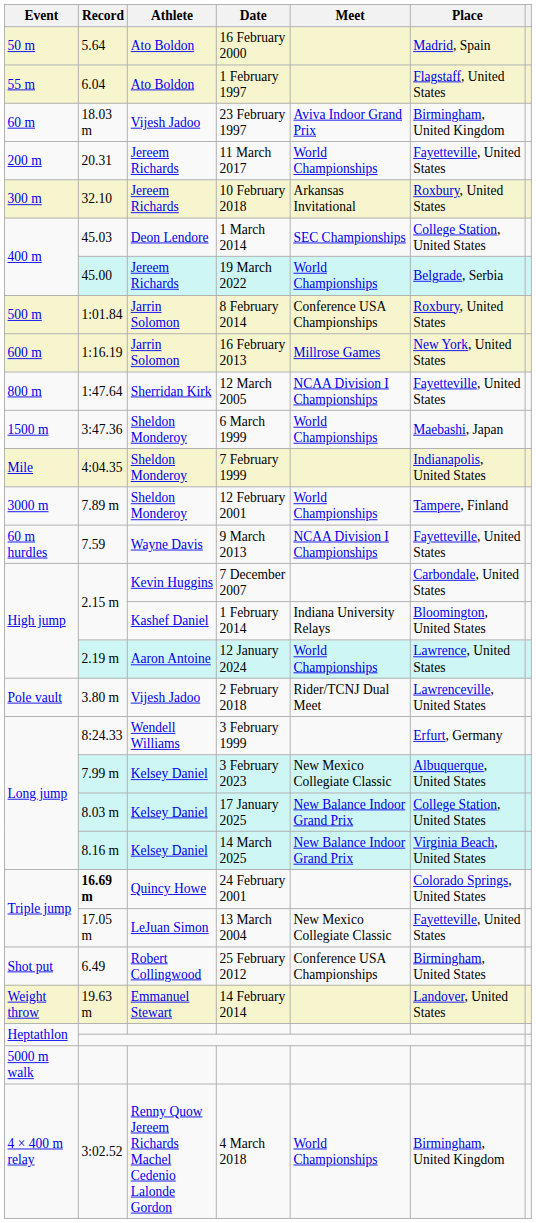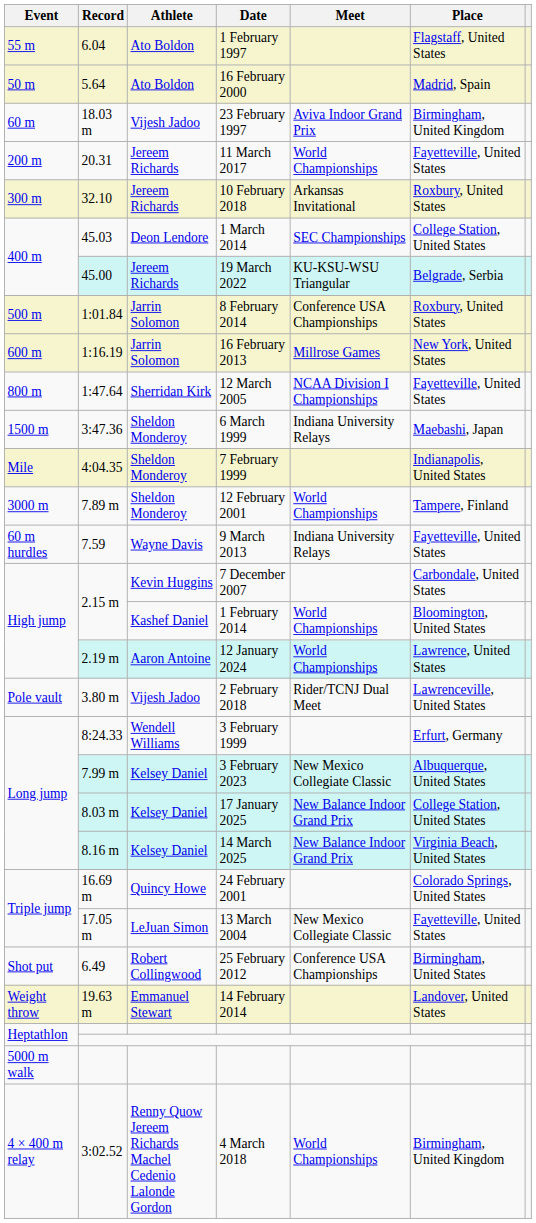rows swapped: (21, 46) <-> (21, 84)
(336, 276) World Championships -> (336, 276) KU-KSU-WSU Triangular
(336, 429) World Championships -> (344, 429) Indiana University Relays
(341, 544) NCAA Division I Championships -> (344, 544) Indiana University Relays
(344, 621) Indiana University Relays -> (335, 621) World Championships
(97, 889) bold -> (97, 889) normal
